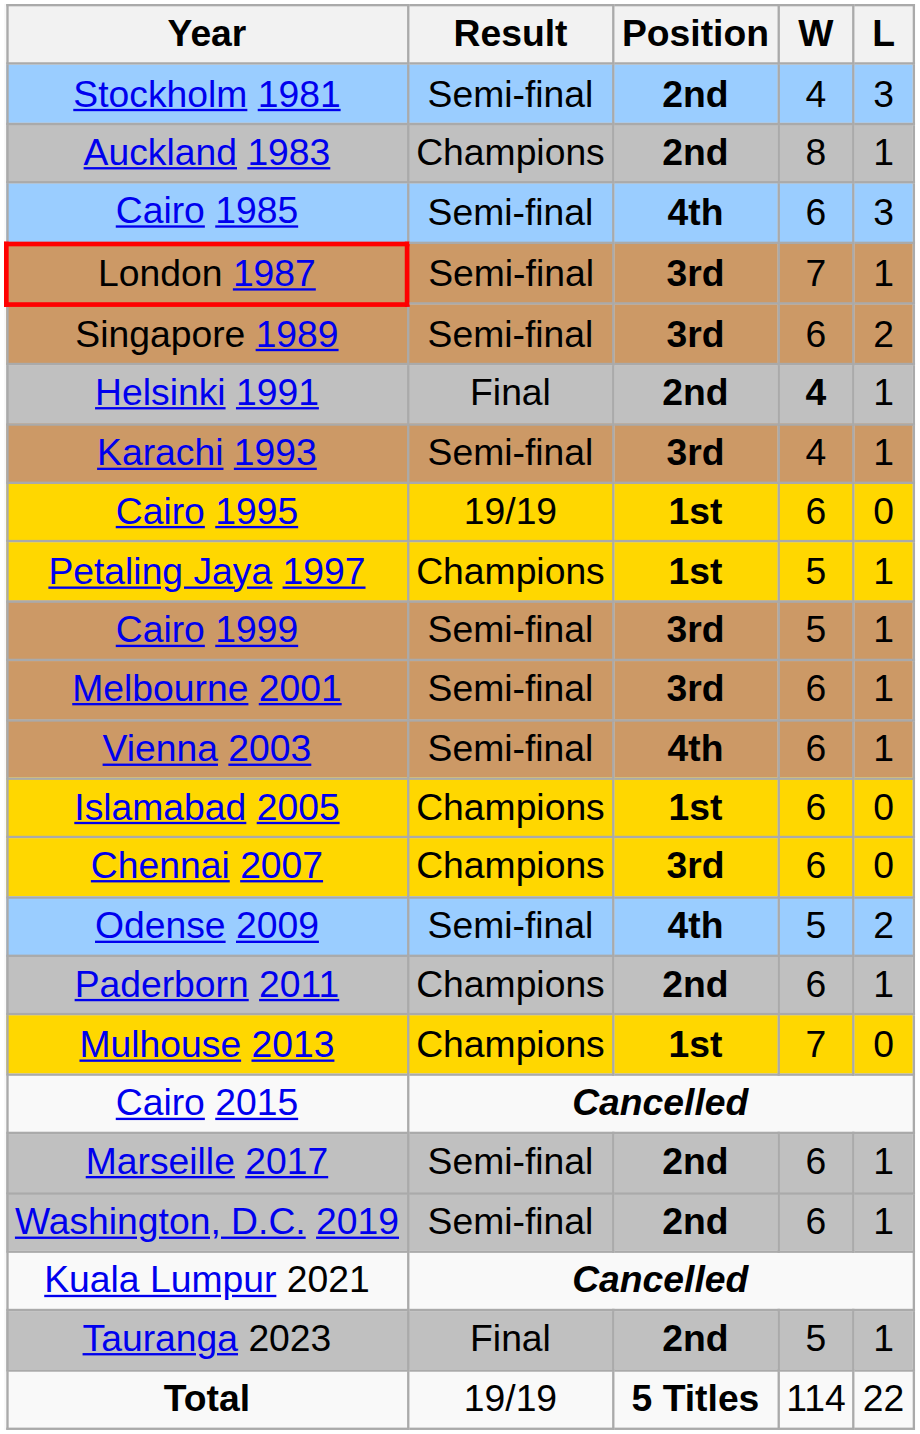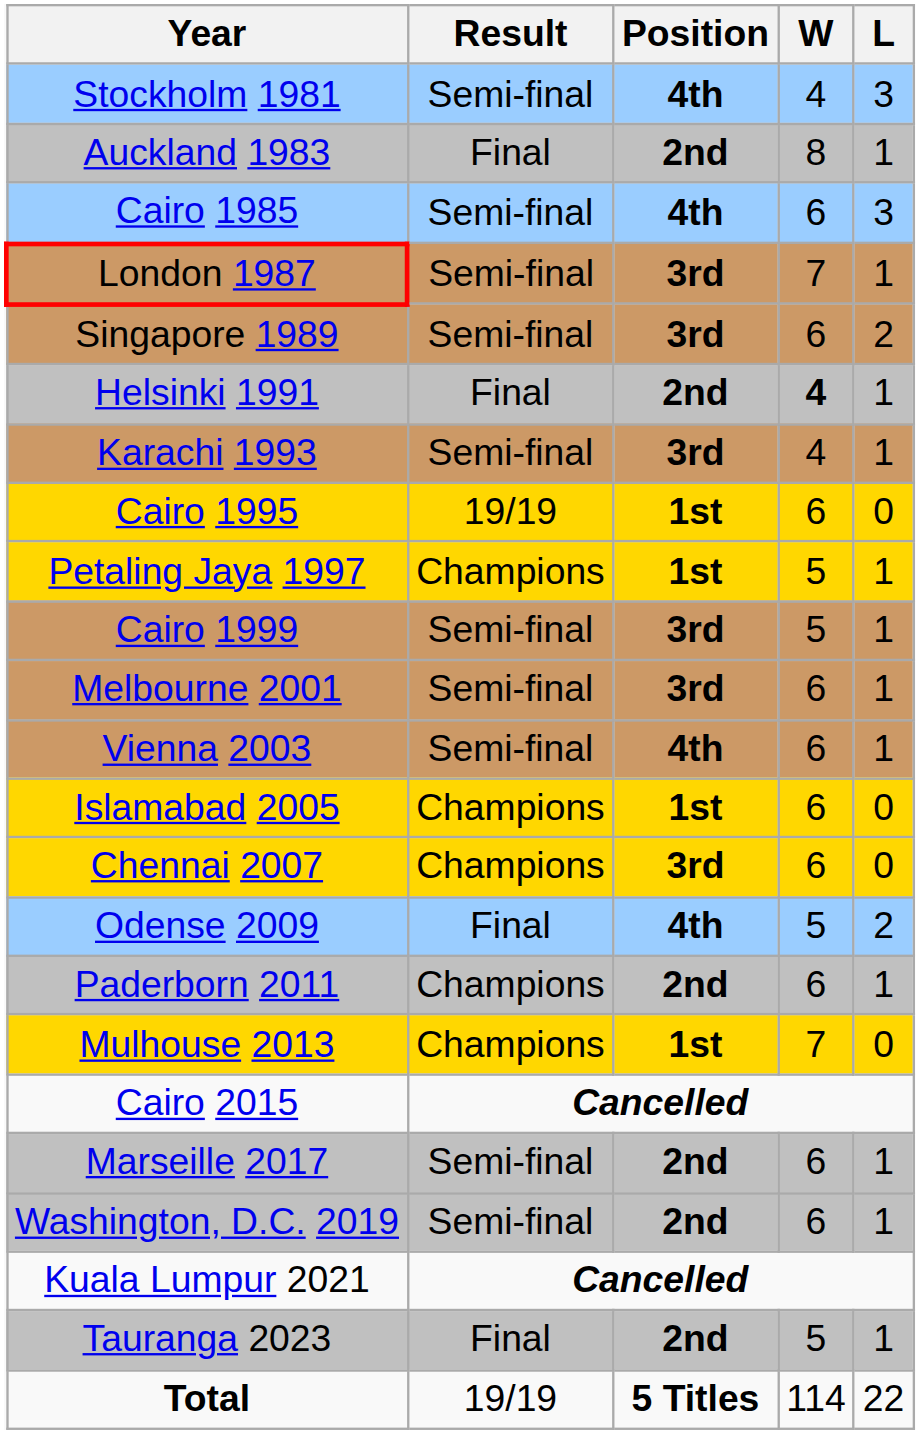(695, 93) 2nd -> (695, 93) 4th
(510, 152) Champions -> (510, 152) Final
(510, 925) Semi-final -> (510, 925) Final
